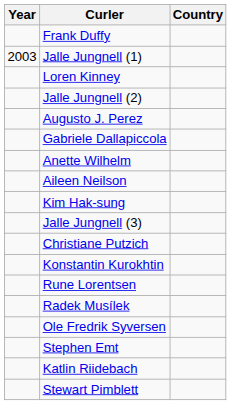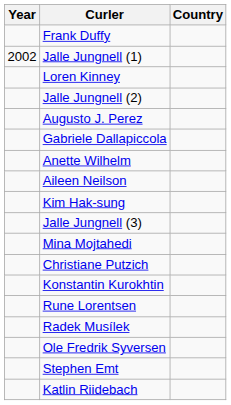(22, 56) 2003 -> (22, 56) 2002
+ row: (87, 243)
- row: (90, 389)
